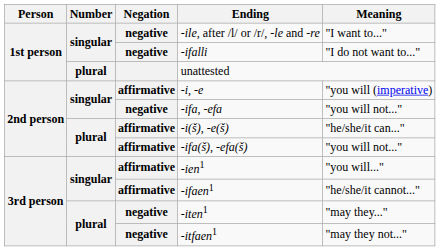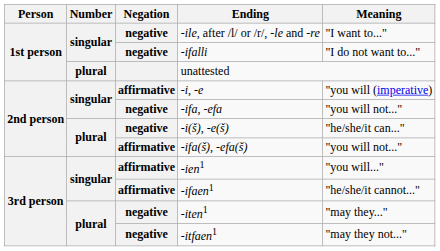(147, 128) affirmative -> (147, 128) negative
